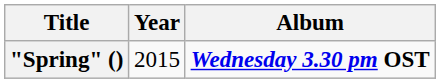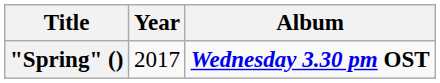(157, 59) 2015 -> (157, 59) 2017
